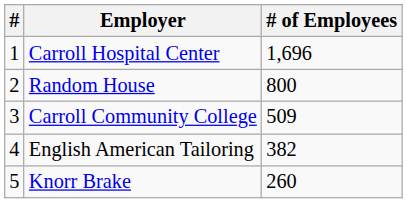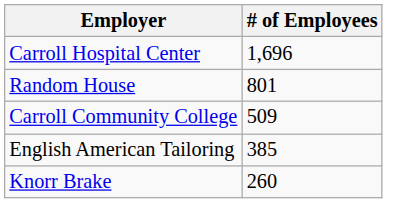- column: (14, 20)
(281, 85) 800 -> (262, 85) 801
(281, 149) 382 -> (262, 149) 385
